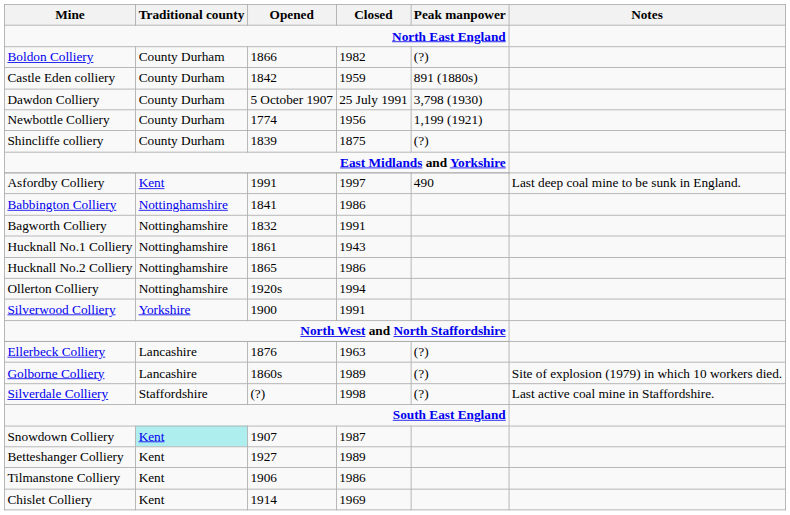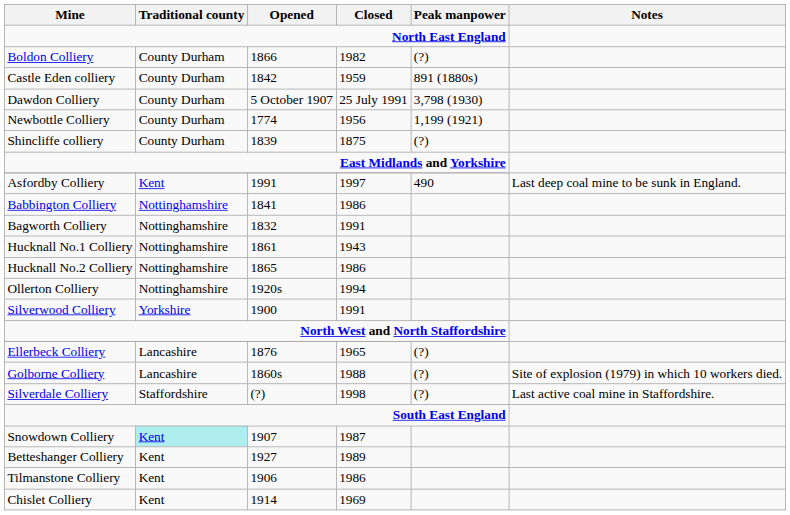(352, 352) 1963 -> (352, 352) 1965
(352, 373) 1989 -> (352, 373) 1988
